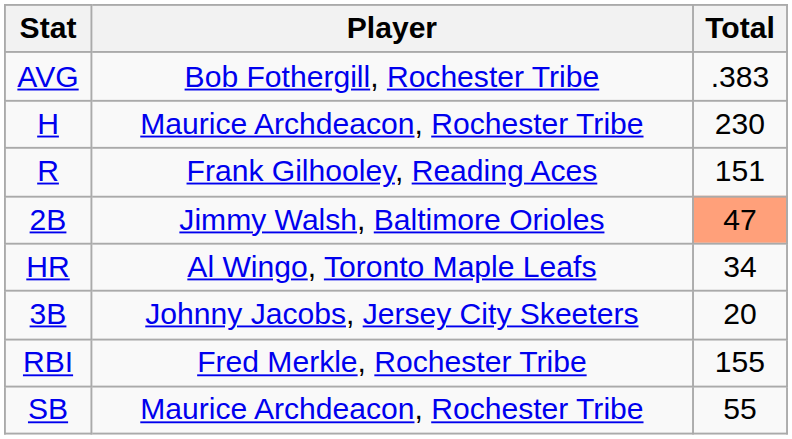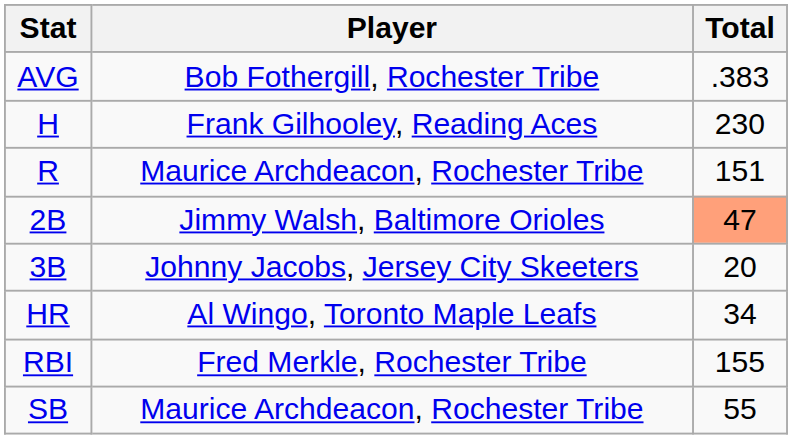(392, 123) Maurice Archdeacon, Rochester Tribe -> (392, 123) Frank Gilhooley, Reading Aces
(392, 171) Frank Gilhooley, Reading Aces -> (392, 171) Maurice Archdeacon, Rochester Tribe
rows swapped: (48, 314) <-> (48, 266)
